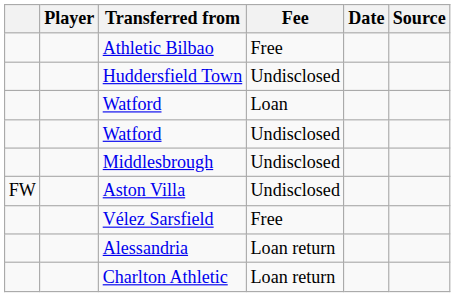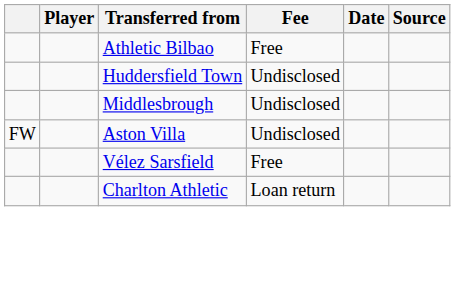- row: (132, 104)
- row: (132, 133)
- row: (145, 248)
